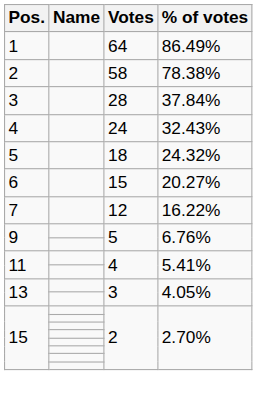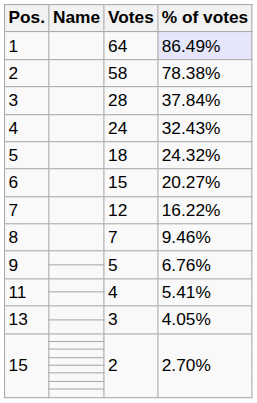(191, 45) no background -> (191, 45) lavender background
+ row: (13, 237)
